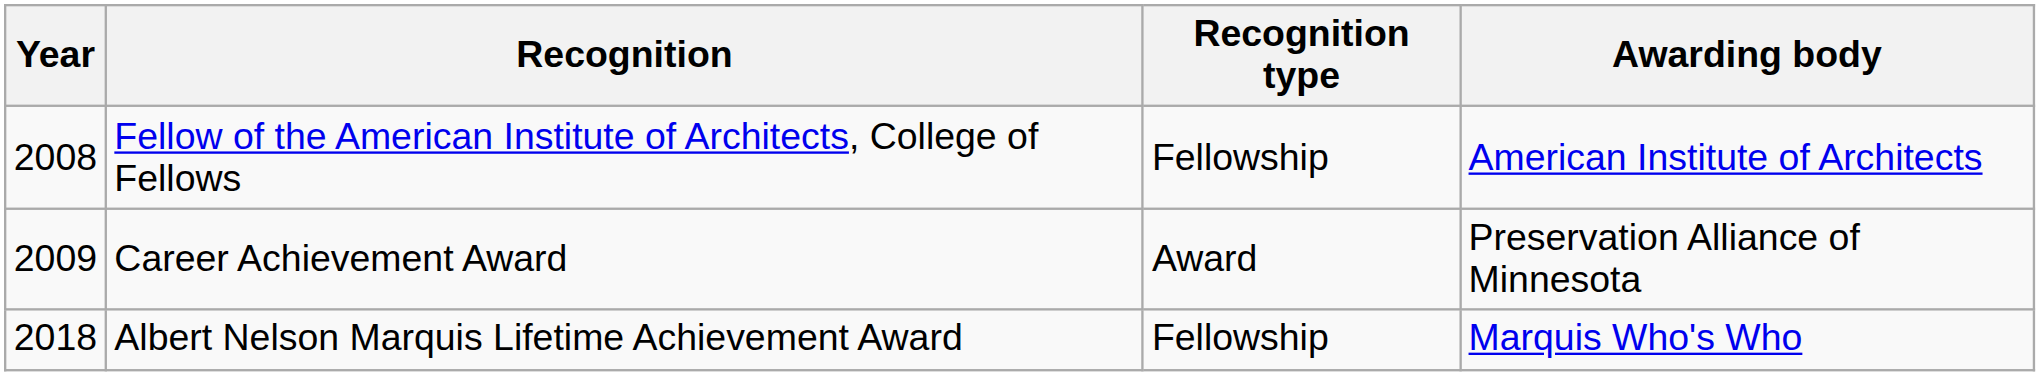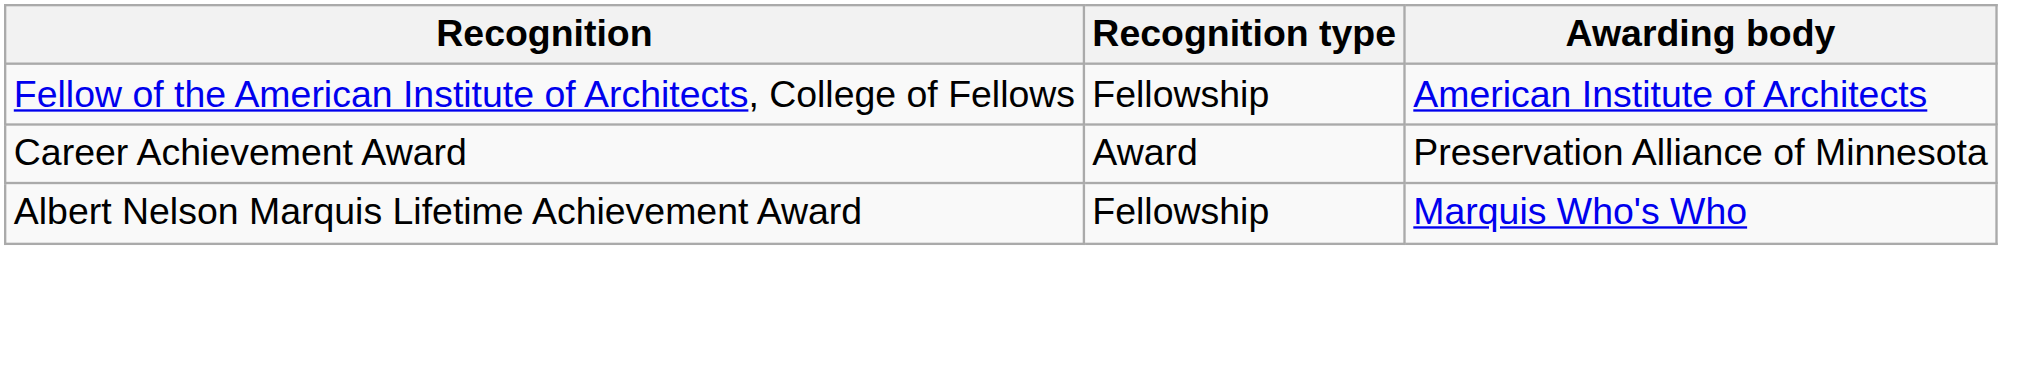- column: (55, 55)
